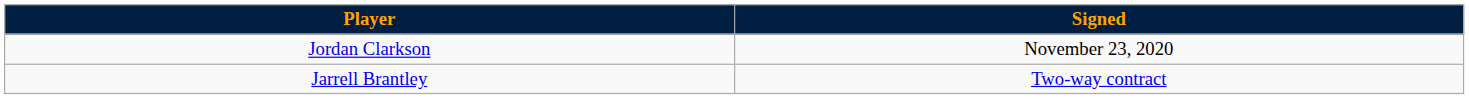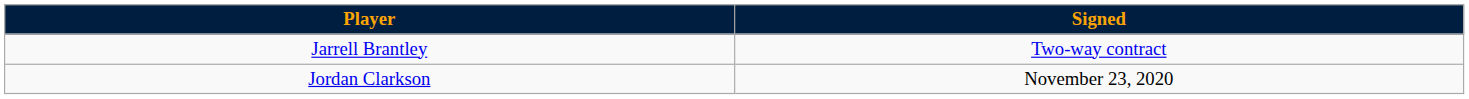rows swapped: (369, 49) <-> (369, 78)
